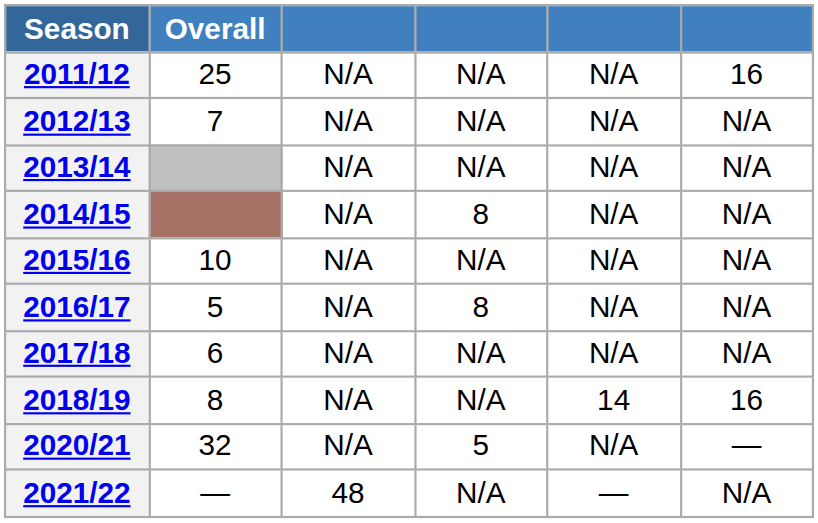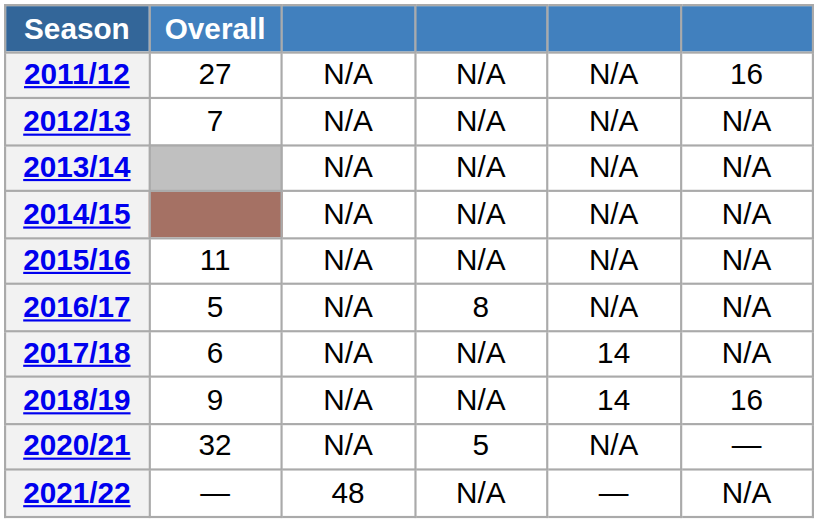(215, 74) 25 -> (215, 74) 27
(481, 214) 8 -> (481, 214) N/A
(215, 260) 10 -> (215, 260) 11
(614, 353) N/A -> (614, 353) 14
(215, 400) 8 -> (215, 400) 9
